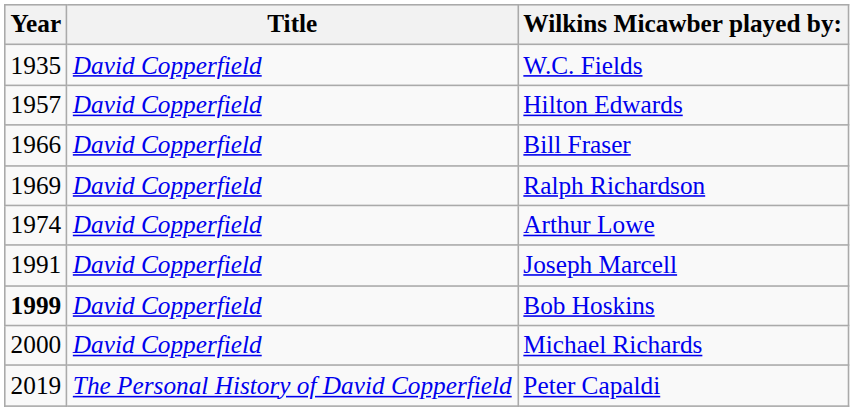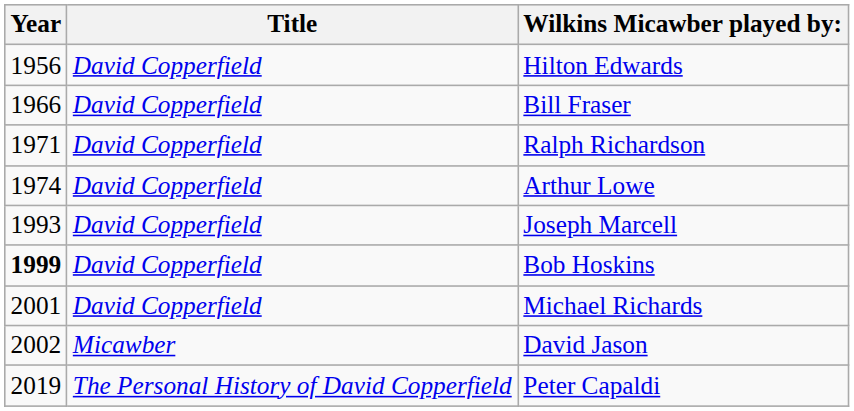- row: (583, 64)
(36, 104) 1957 -> (36, 64) 1956
(36, 184) 1969 -> (36, 144) 1971
(36, 265) 1991 -> (36, 225) 1993
(36, 345) 2000 -> (36, 305) 2001
+ row: (585, 345)
